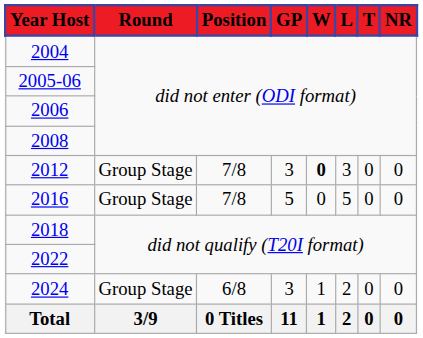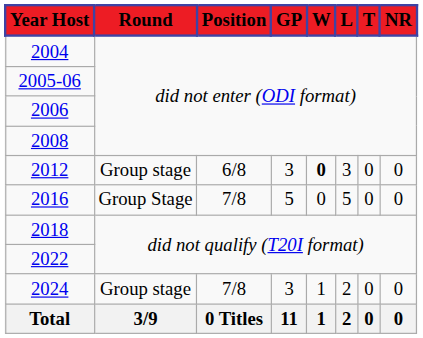(146, 170) Group Stage -> (146, 170) Group stage
(234, 170) 7/8 -> (234, 170) 6/8
(146, 288) Group Stage -> (146, 288) Group stage
(234, 288) 6/8 -> (234, 288) 7/8
